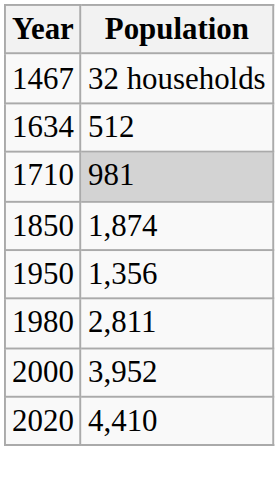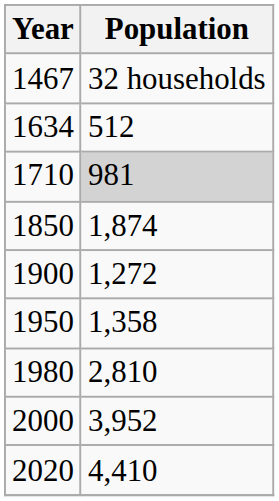+ row: (43, 273)
(123, 273) 1,356 -> (123, 322) 1,358
(122, 322) 2,811 -> (123, 371) 2,810
